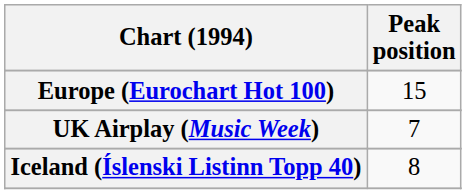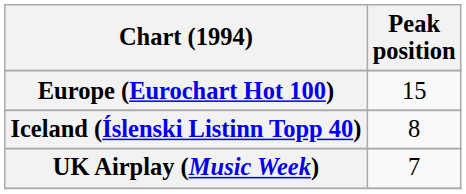rows swapped: (186, 167) <-> (186, 129)
